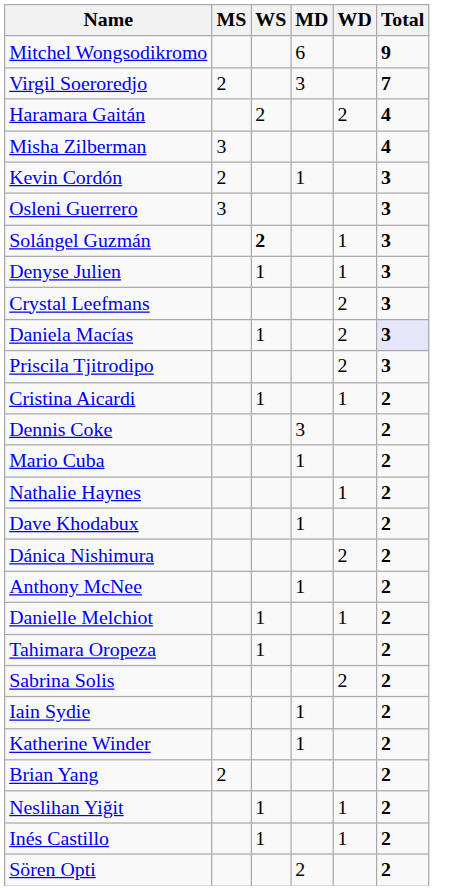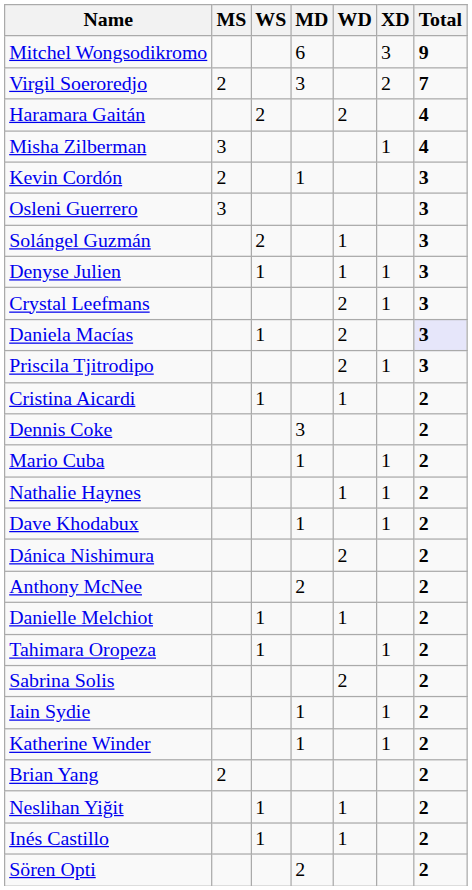+ column: (395, 20)
(260, 240) bold -> (260, 240) normal
(300, 586) 1 -> (300, 586) 2
